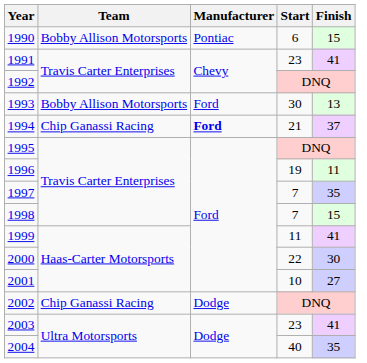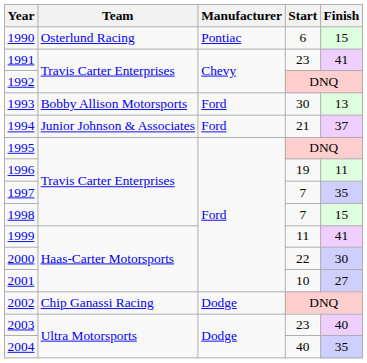(114, 38) Bobby Allison Motorsports -> (88, 38) Osterlund Racing
(97, 126) Chip Ganassi Racing -> (118, 126) Junior Johnson & Associates
(208, 126) bold -> (214, 126) normal
(334, 325) 41 -> (341, 325) 40
